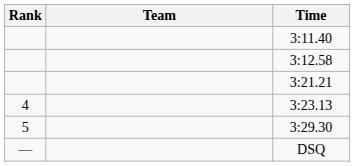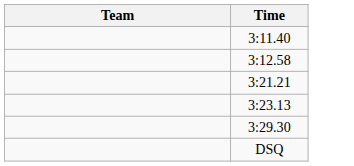- column: (25, 15)
